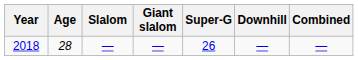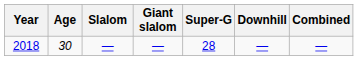(65, 45) 28 -> (65, 45) 30
(209, 45) 26 -> (209, 45) 28
